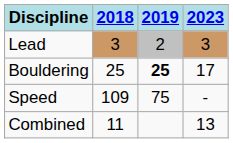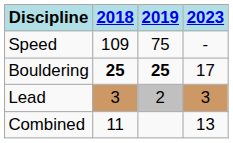rows swapped: (27, 44) <-> (33, 97)
(115, 71) normal -> (115, 71) bold
